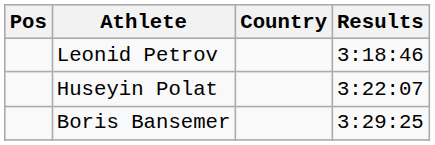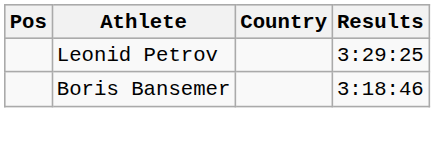(380, 55) 3:18:46 -> (380, 55) 3:29:25
- row: (137, 89)
(380, 123) 3:29:25 -> (380, 89) 3:18:46
